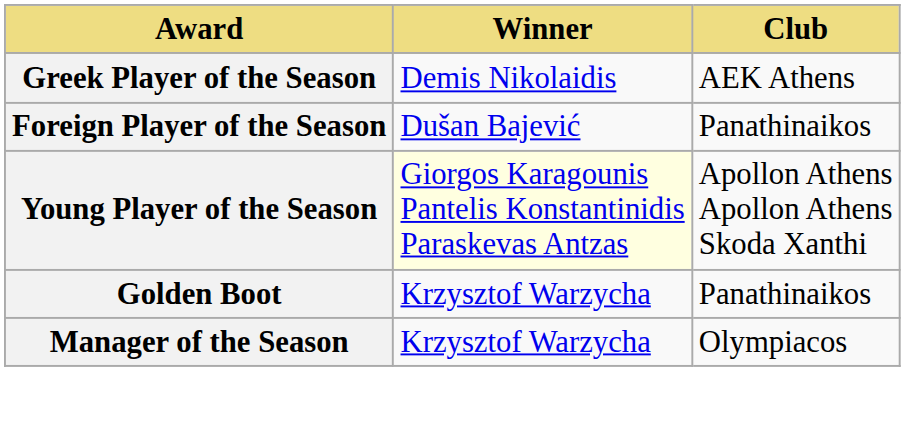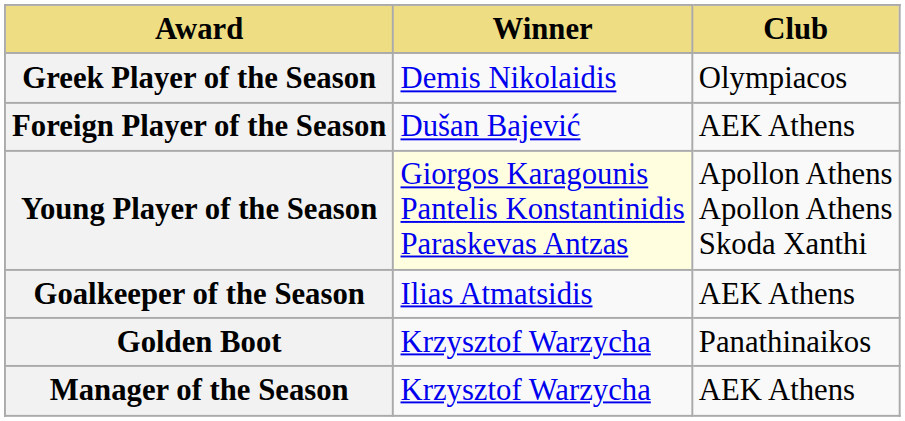(777, 77) AEK Athens -> (773, 77) Olympiacos
(785, 126) Panathinaikos -> (777, 126) AEK Athens
+ row: (199, 292)
(773, 341) Olympiacos -> (777, 390) AEK Athens
